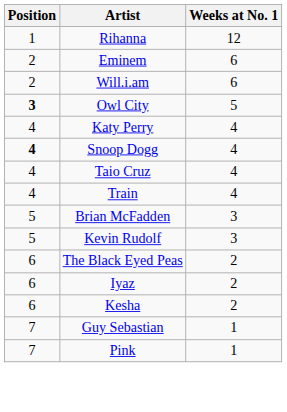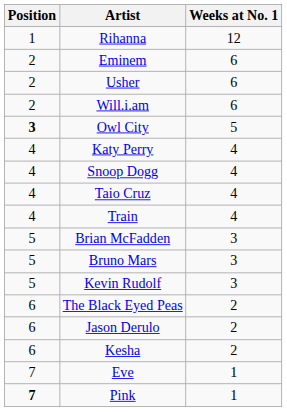+ row: (123, 82)
(32, 149) bold -> (32, 171) normal
+ row: (123, 261)
- row: (123, 283)
+ row: (123, 328)
+ row: (123, 372)
- row: (123, 328)
(32, 350) normal -> (32, 395) bold
